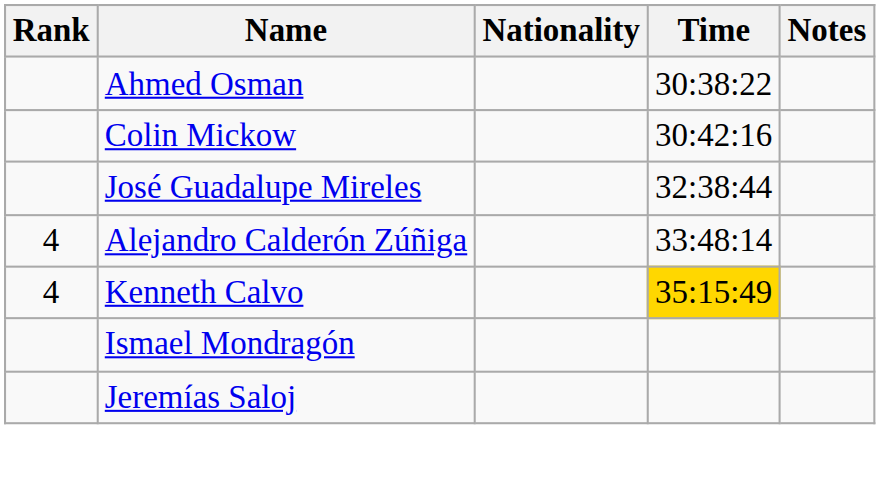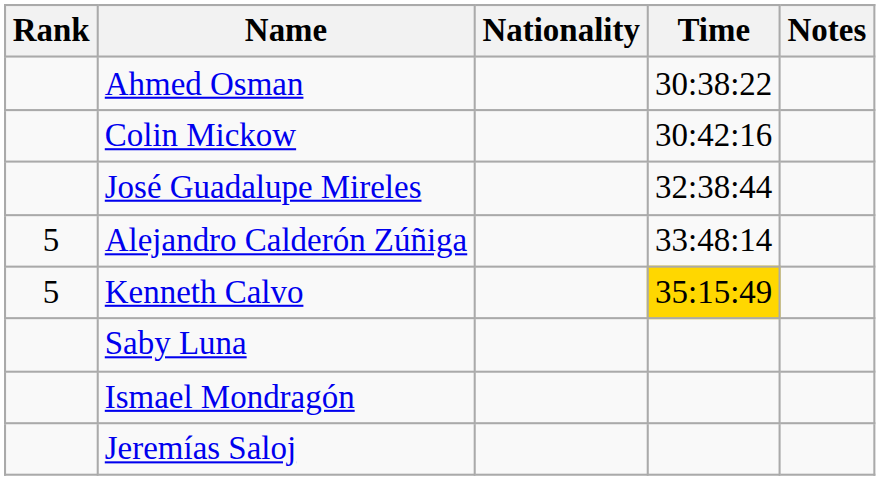(51, 239) 4 -> (51, 239) 5
(51, 291) 4 -> (51, 291) 5
+ row: (176, 344)
